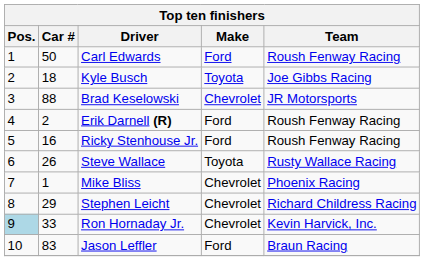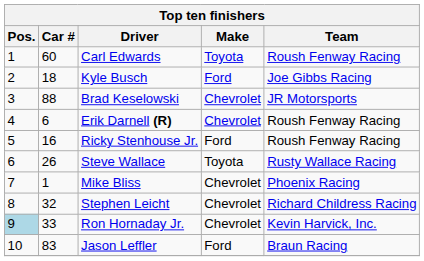(49, 57) 50 -> (49, 57) 60
(218, 57) Ford -> (224, 57) Toyota
(224, 78) Toyota -> (218, 78) Ford
(45, 120) 2 -> (45, 120) 6
(218, 120) Ford -> (233, 120) Chevrolet
(49, 204) 29 -> (49, 204) 32
